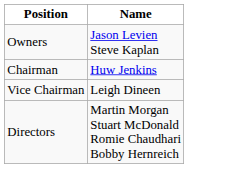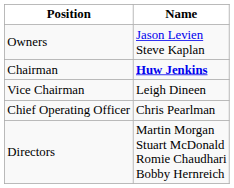(124, 69) normal -> (172, 69) bold
+ row: (69, 110)
